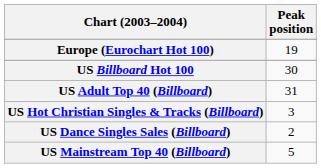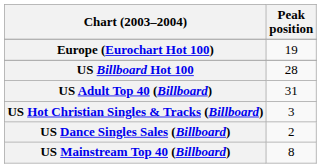(291, 70) 30 -> (291, 70) 28
(291, 152) 5 -> (291, 152) 8
